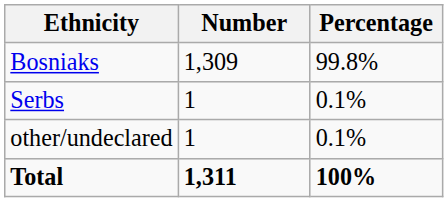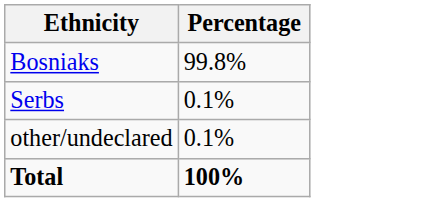- column: (244, 23)
